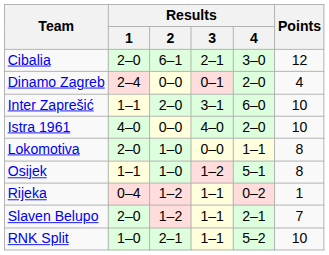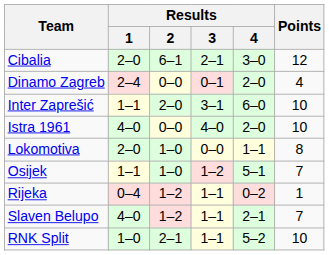(299, 171) 8 -> (299, 171) 7
(129, 216) 2–0 -> (129, 216) 4–0
